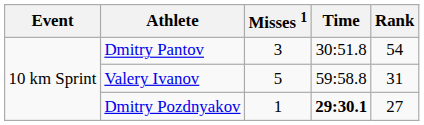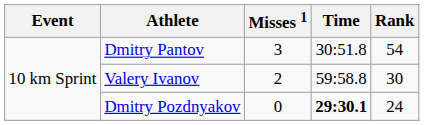(278, 78) 5 -> (278, 78) 2
(395, 78) 31 -> (395, 78) 30
(278, 106) 1 -> (278, 106) 0
(395, 106) 27 -> (395, 106) 24
